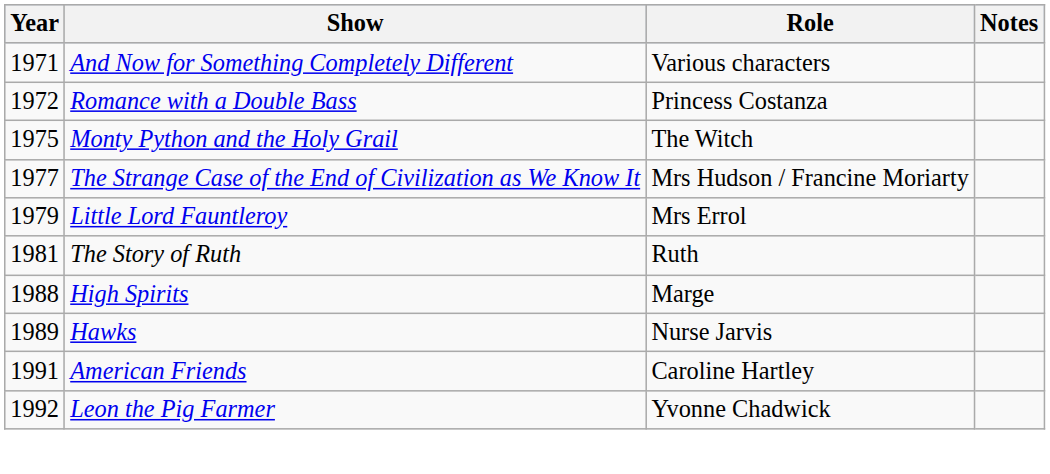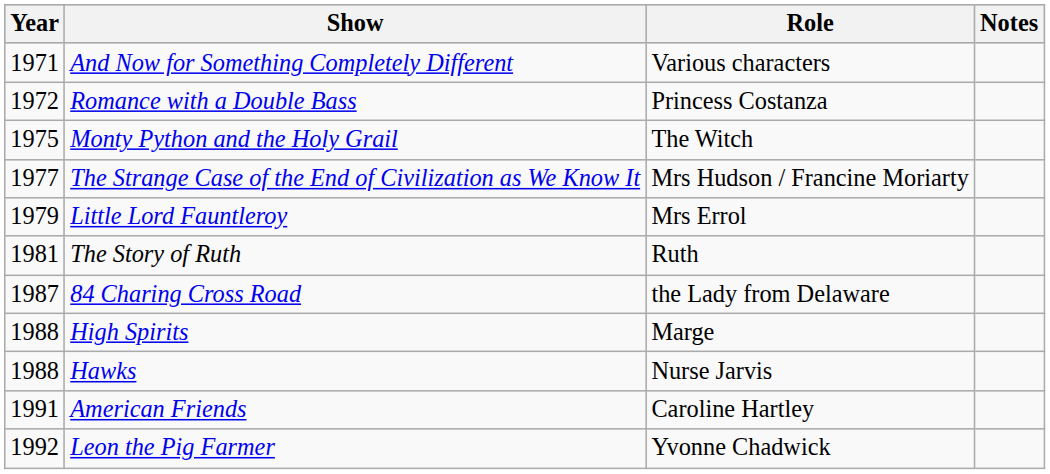+ row: (186, 293)
(35, 332) 1989 -> (35, 370) 1988
